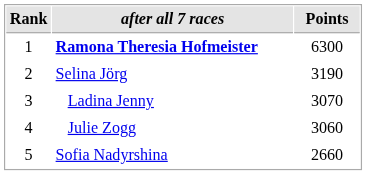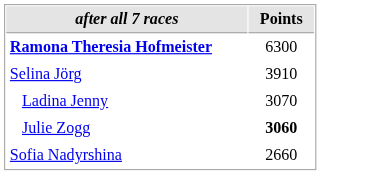- column: (29, 19)
(327, 74) 3190 -> (281, 74) 3910
(327, 127) normal -> (281, 127) bold
